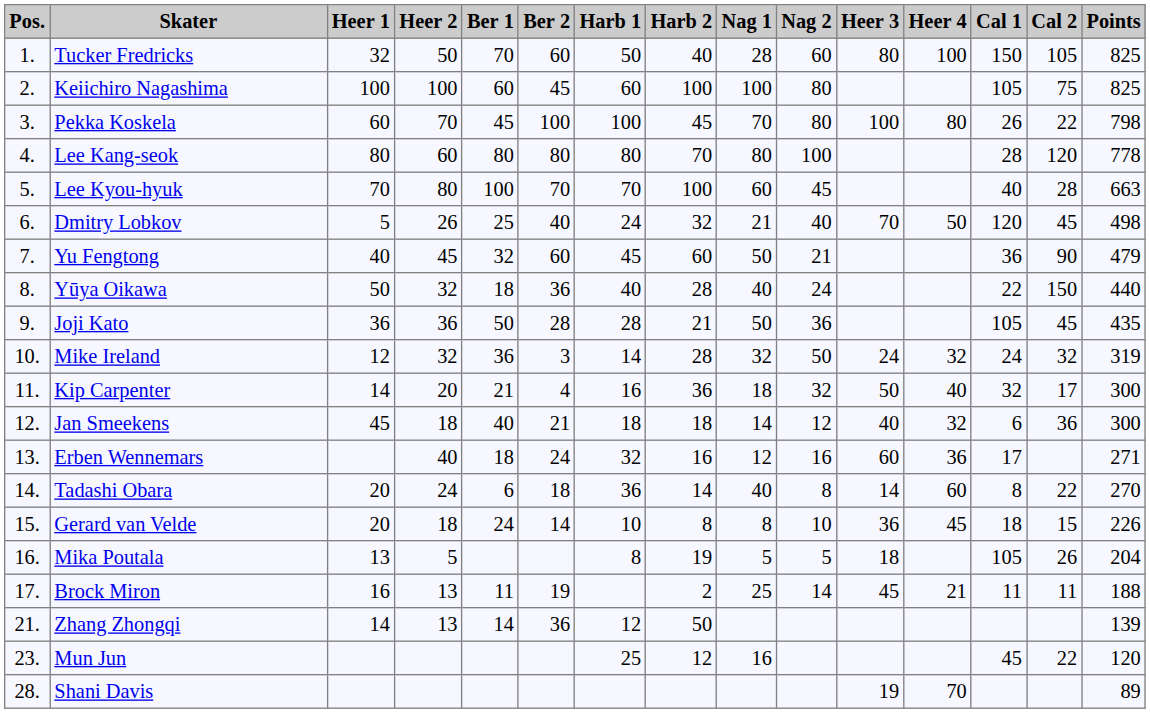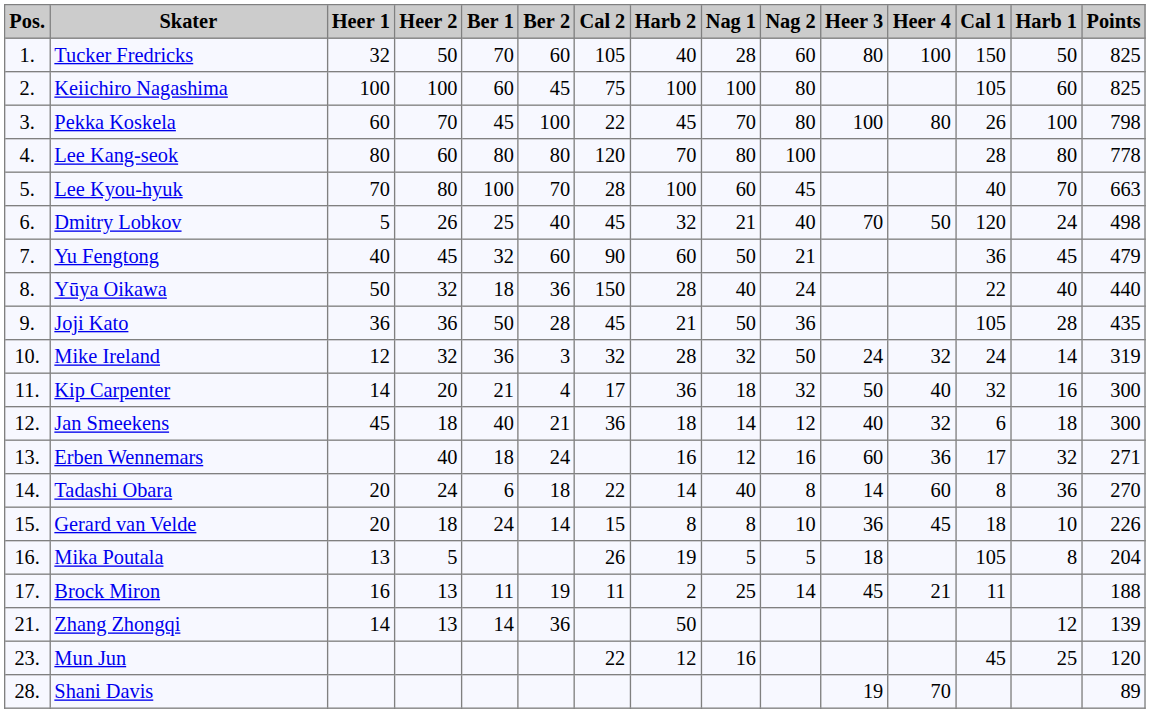columns swapped: (610, 21) <-> (1054, 21)
